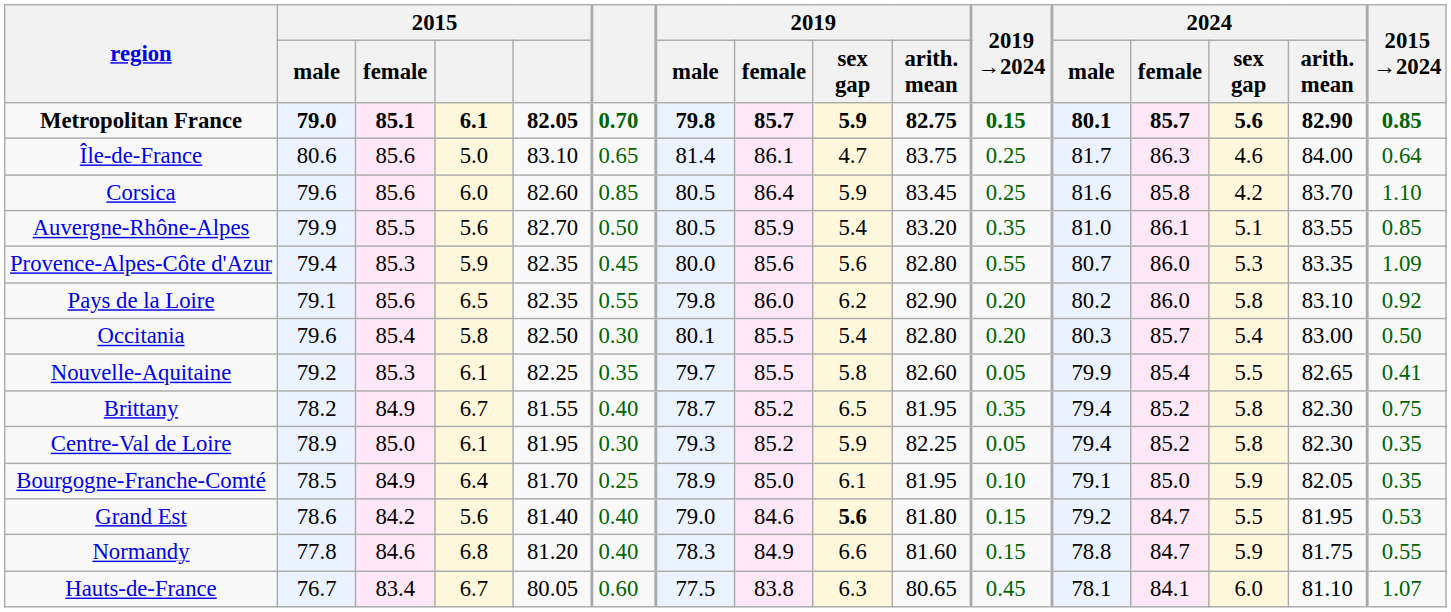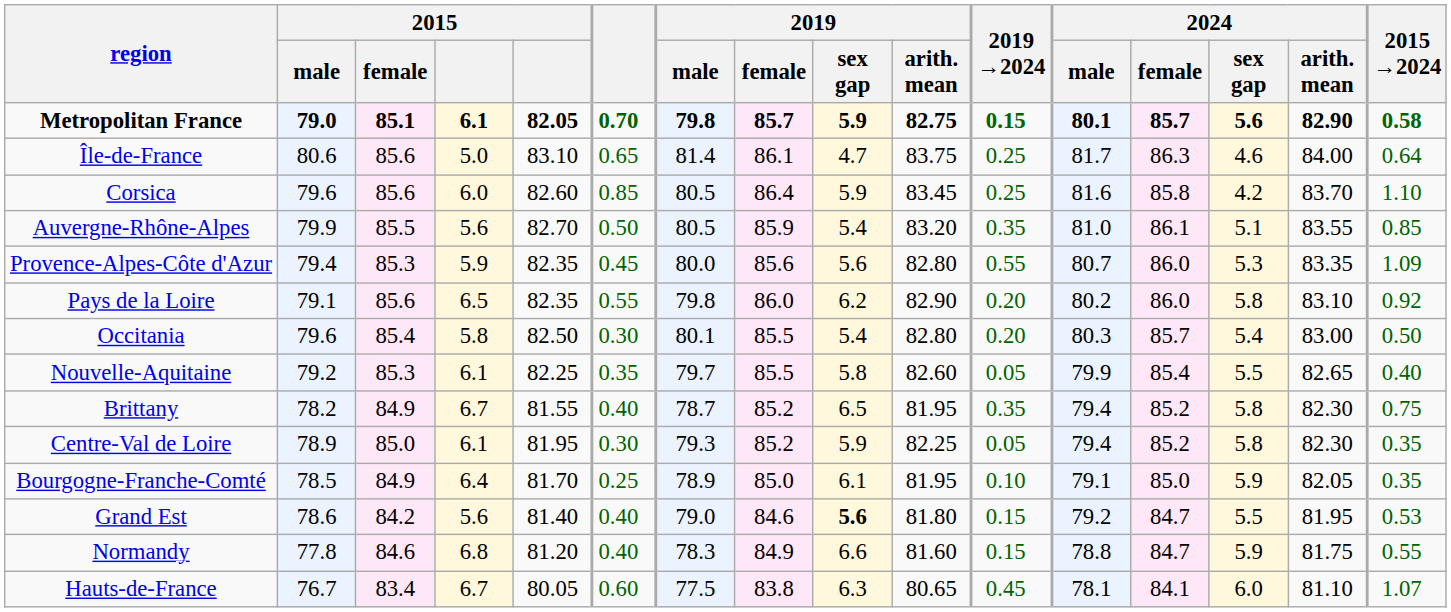(1402, 120) 0.85 -> (1402, 120) 0.58
(1402, 372) 0.41 -> (1402, 372) 0.40
